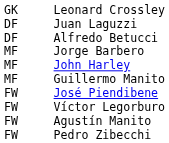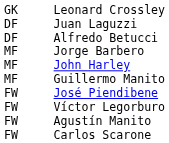+ row: (102, 135)
- row: (102, 135)
